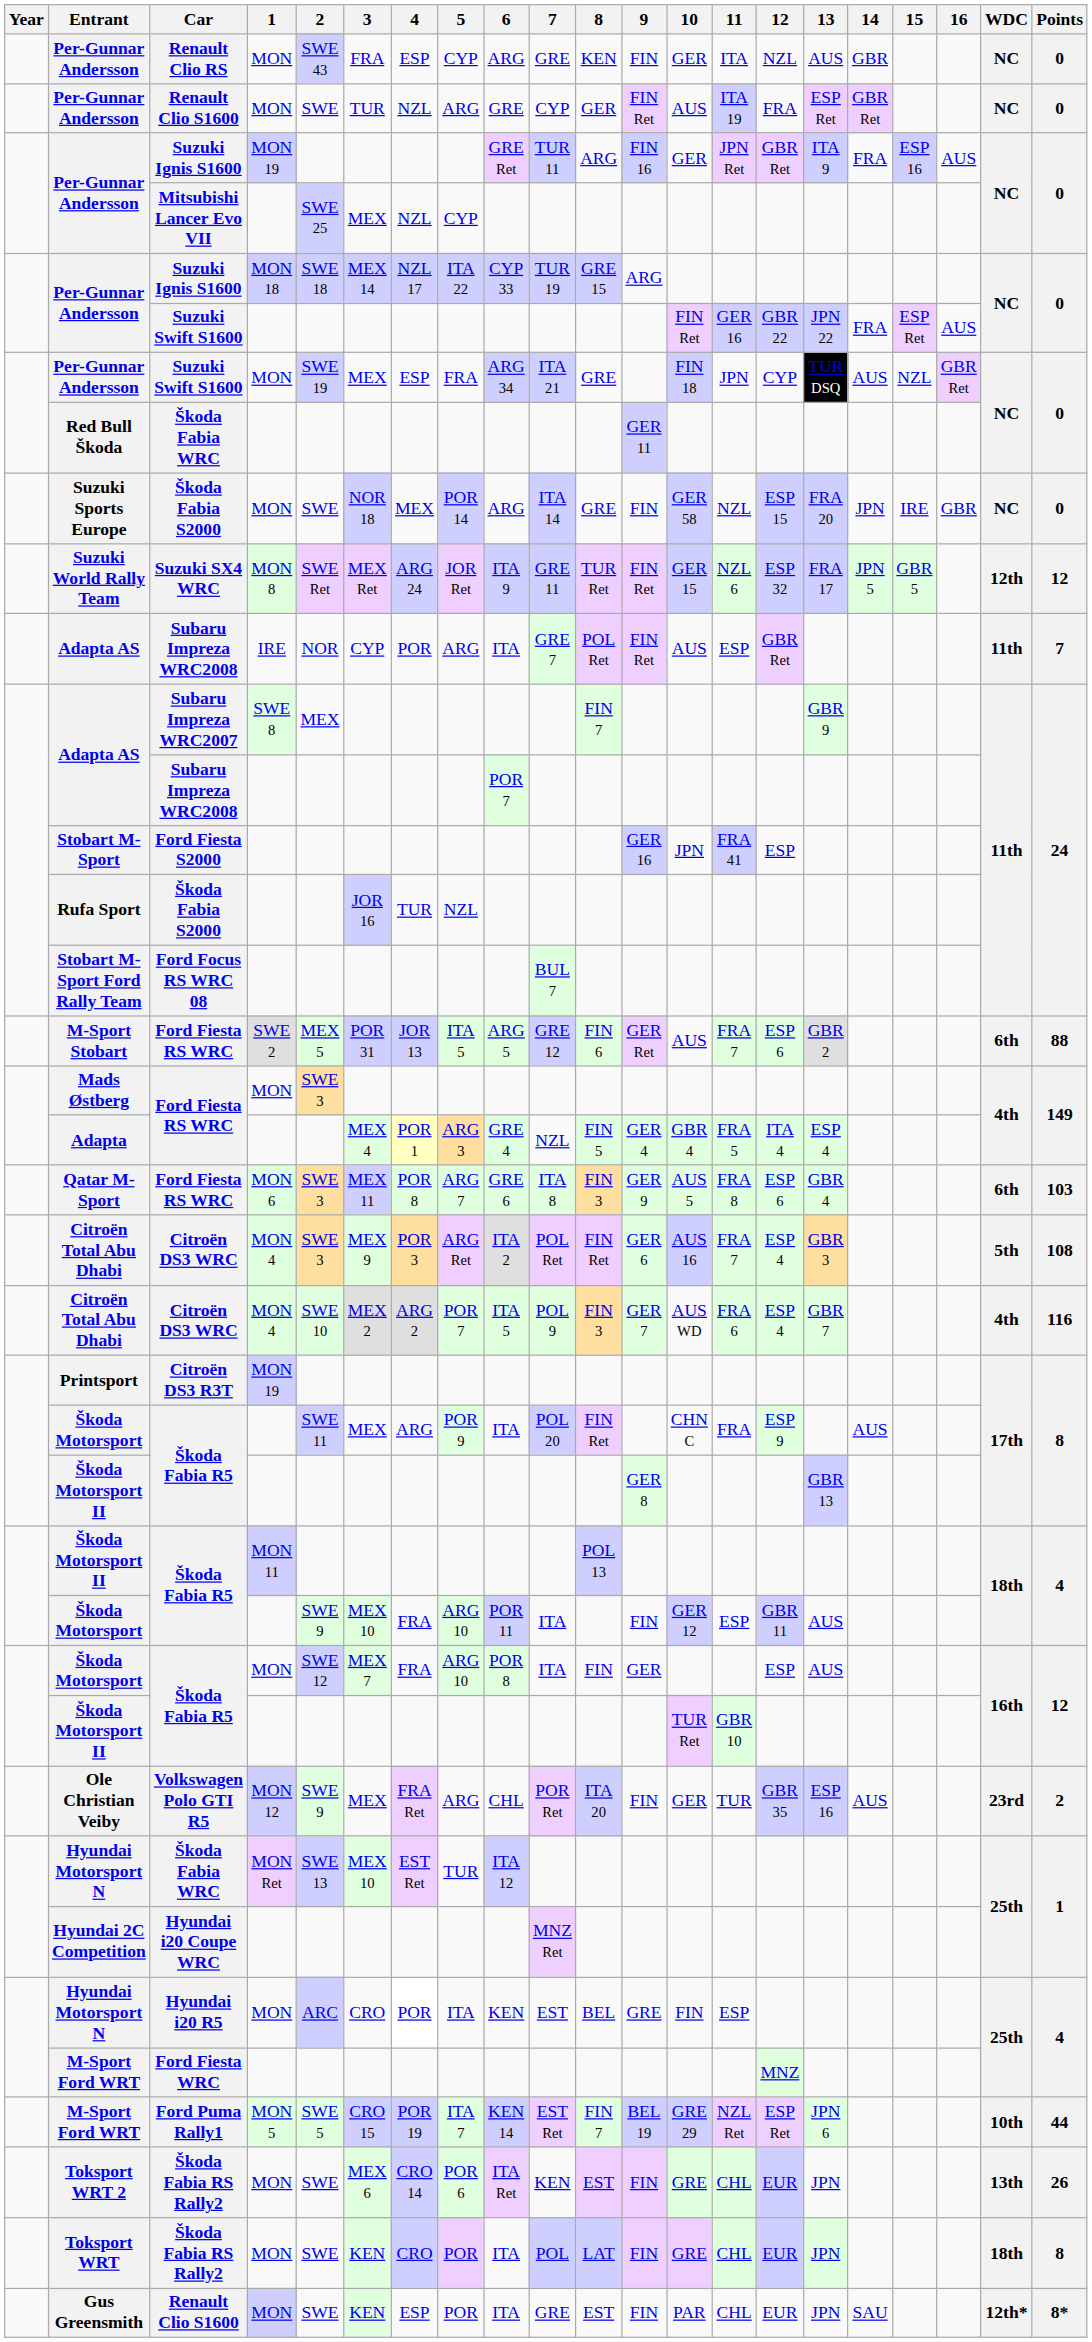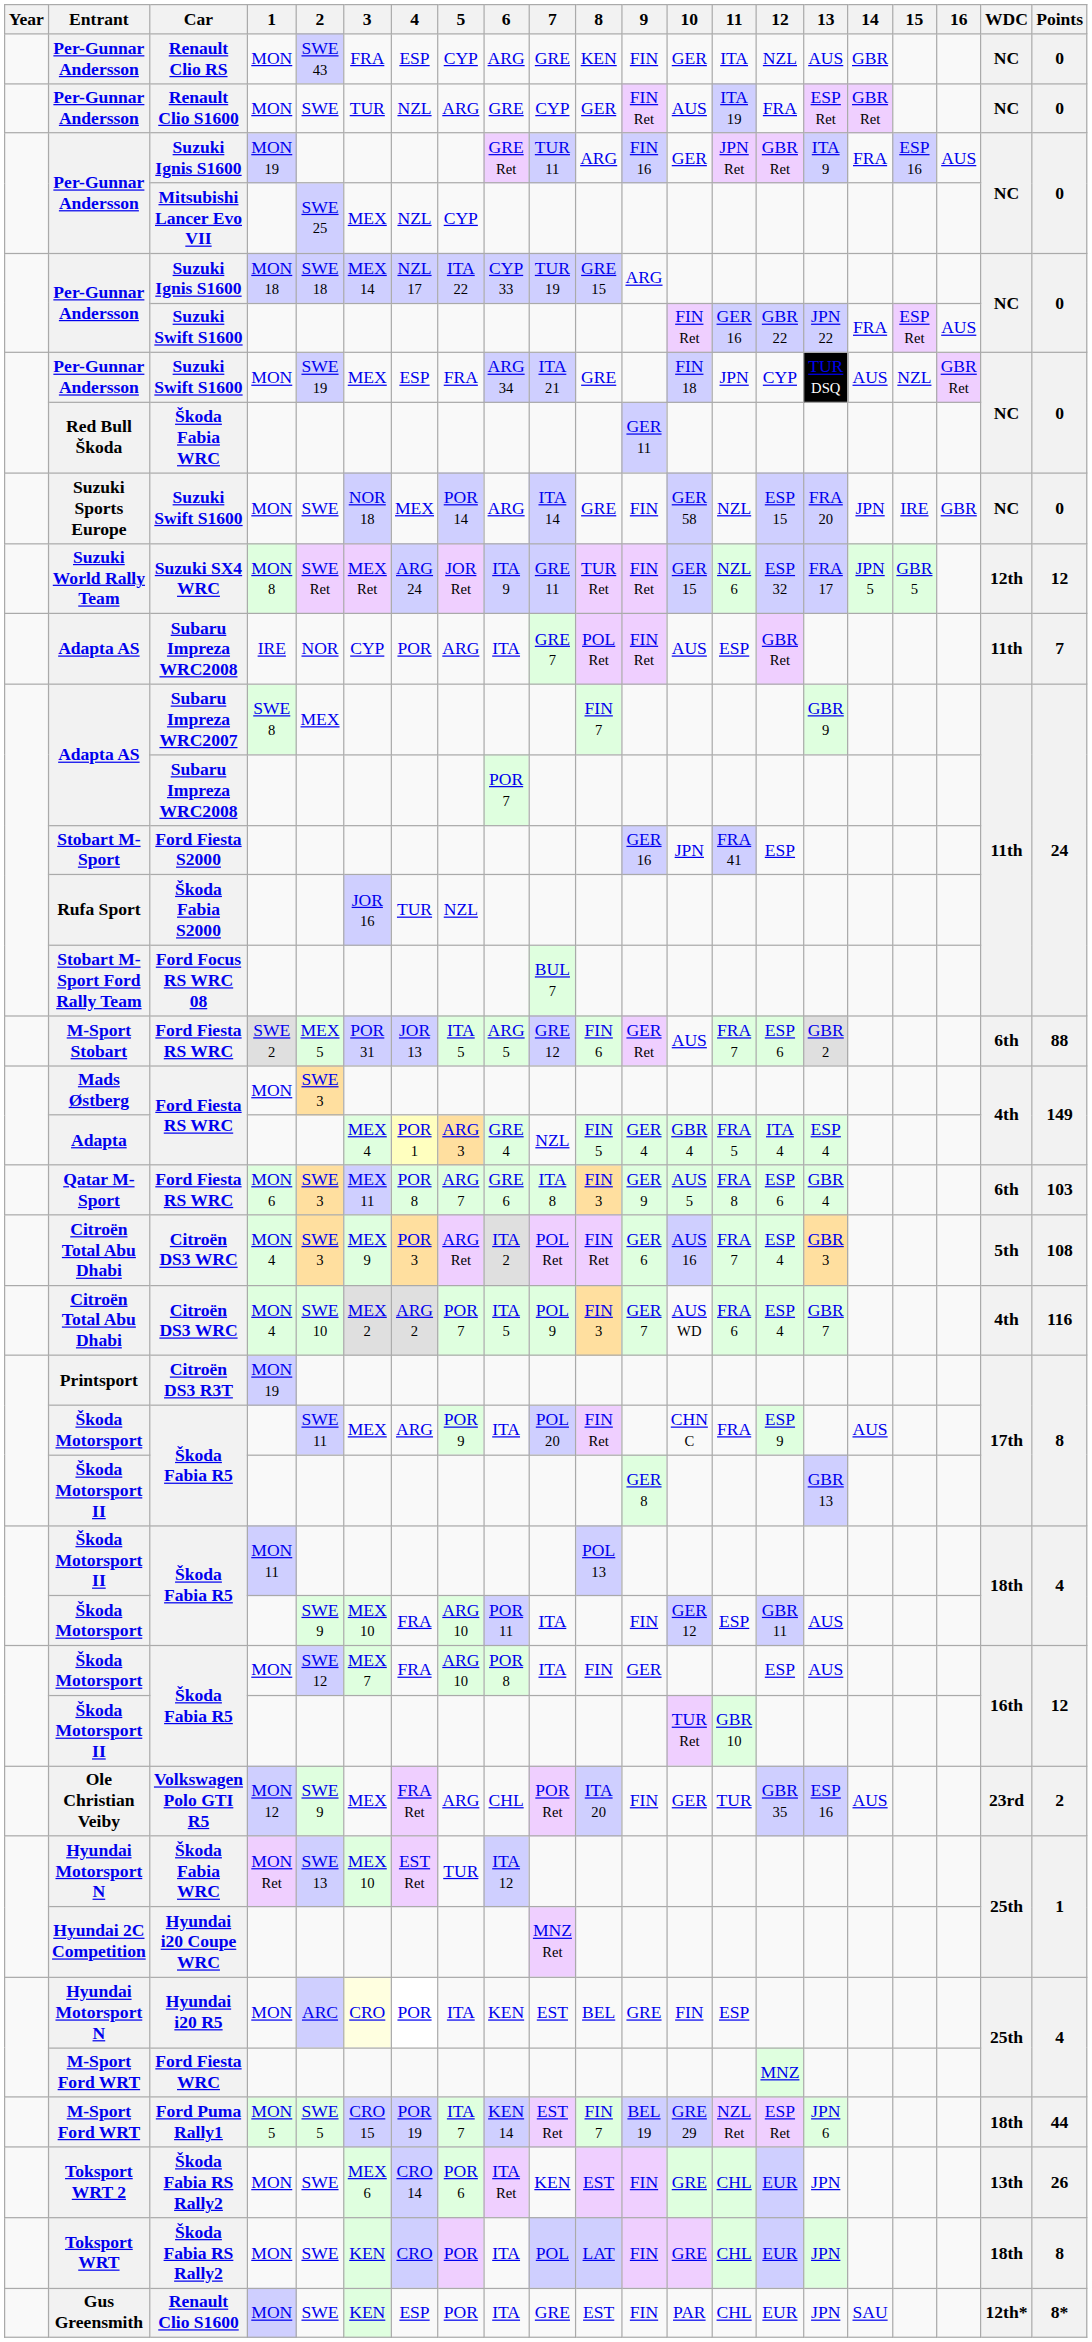(198, 508) Škoda Fabia S2000 -> (198, 508) Suzuki Swift S1600
(367, 2012) no background -> (367, 2012) lightyellow background
(1006, 2122) 10th -> (1006, 2122) 18th
